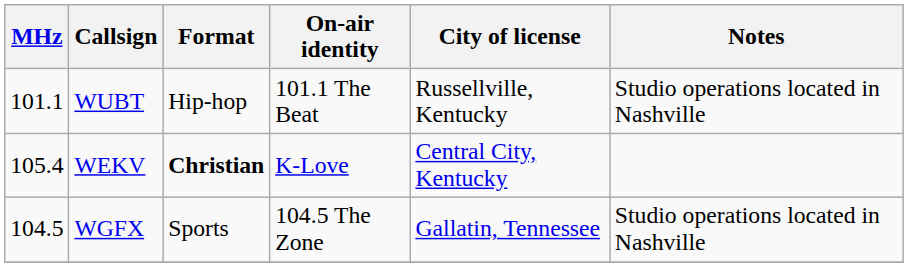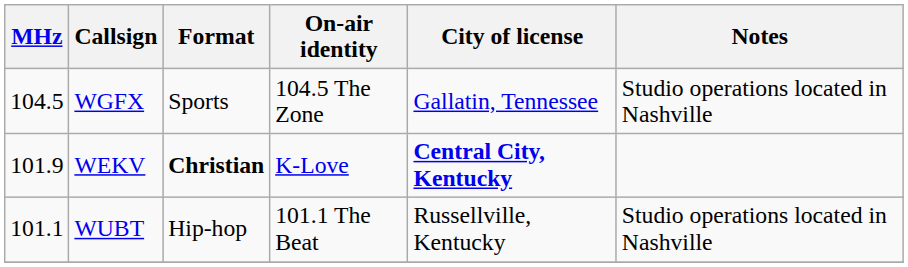rows swapped: (109, 100) <-> (109, 229)
(37, 164) 105.4 -> (37, 164) 101.9
(476, 164) normal -> (479, 164) bold
